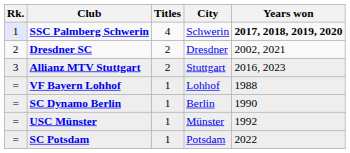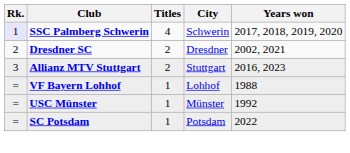(288, 31) bold -> (288, 31) normal
- row: (75, 103)
